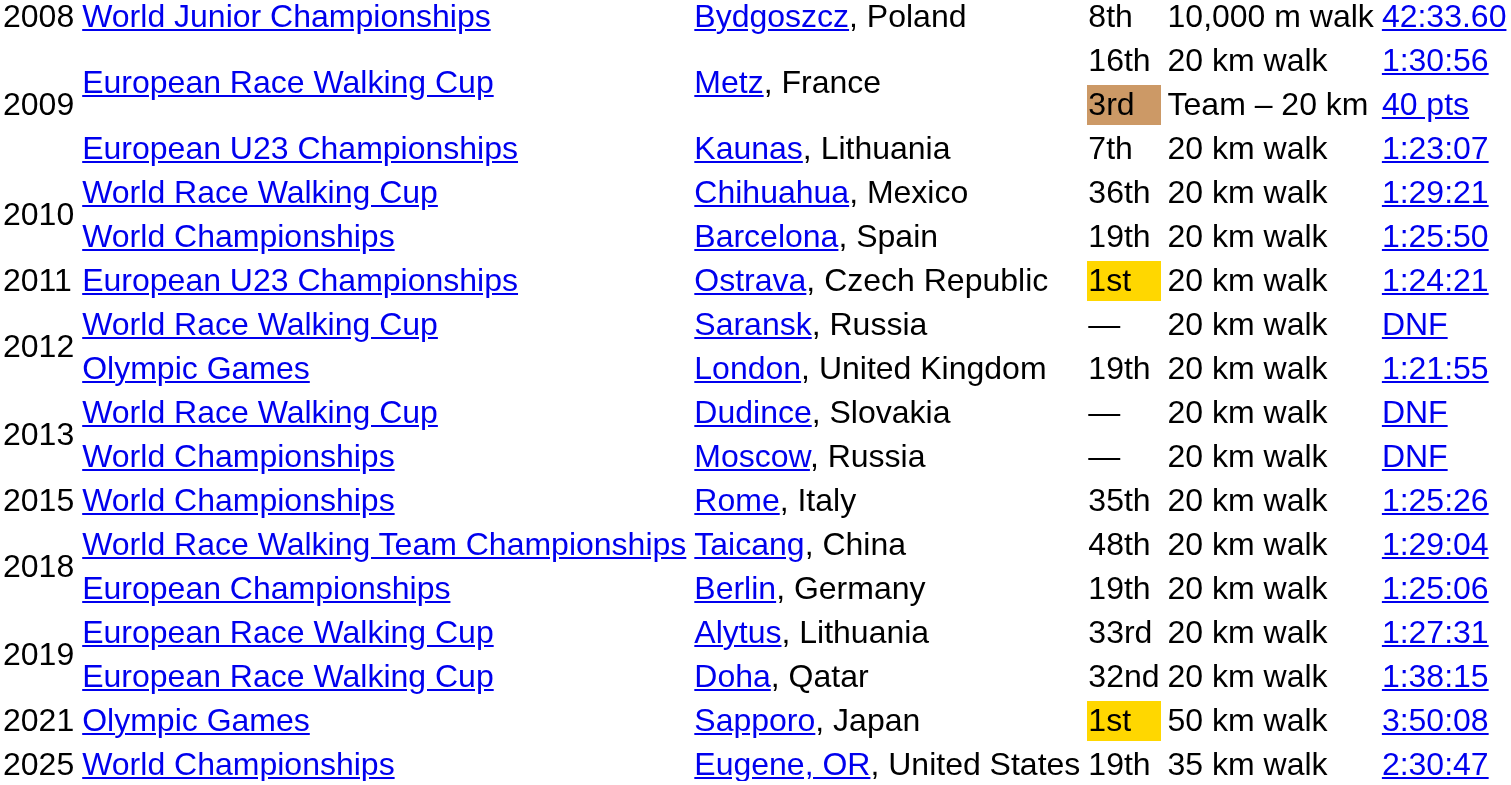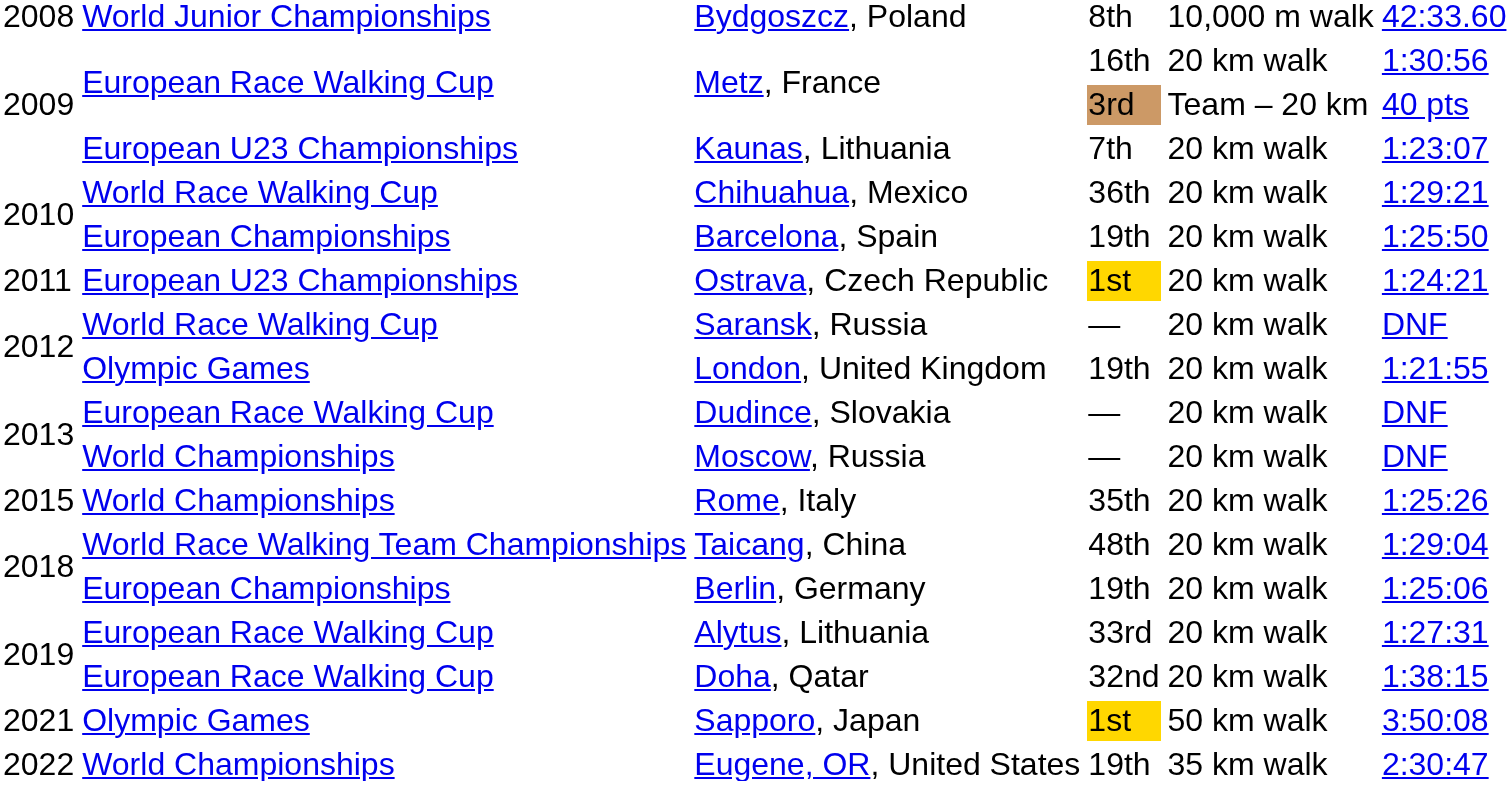(238, 236) World Championships -> (266, 236) European Championships
(260, 412) World Race Walking Cup -> (288, 412) European Race Walking Cup
(39, 764) 2025 -> (39, 764) 2022
